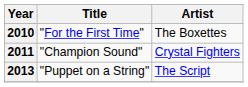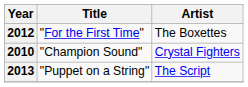(21, 33) 2010 -> (21, 33) 2012
(21, 52) 2011 -> (21, 52) 2010
